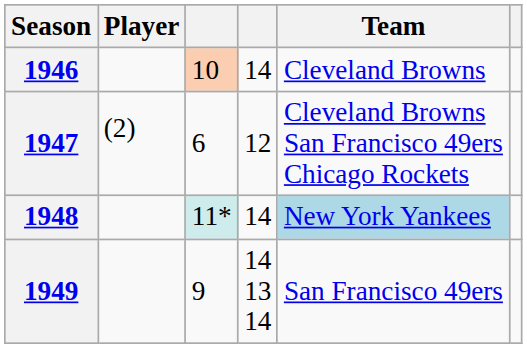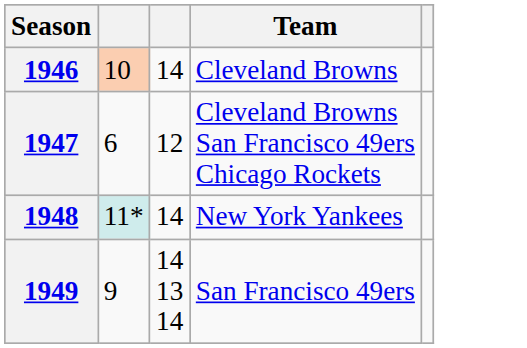- column: (142, 26)
(387, 216) lightblue background -> (299, 216) no background
